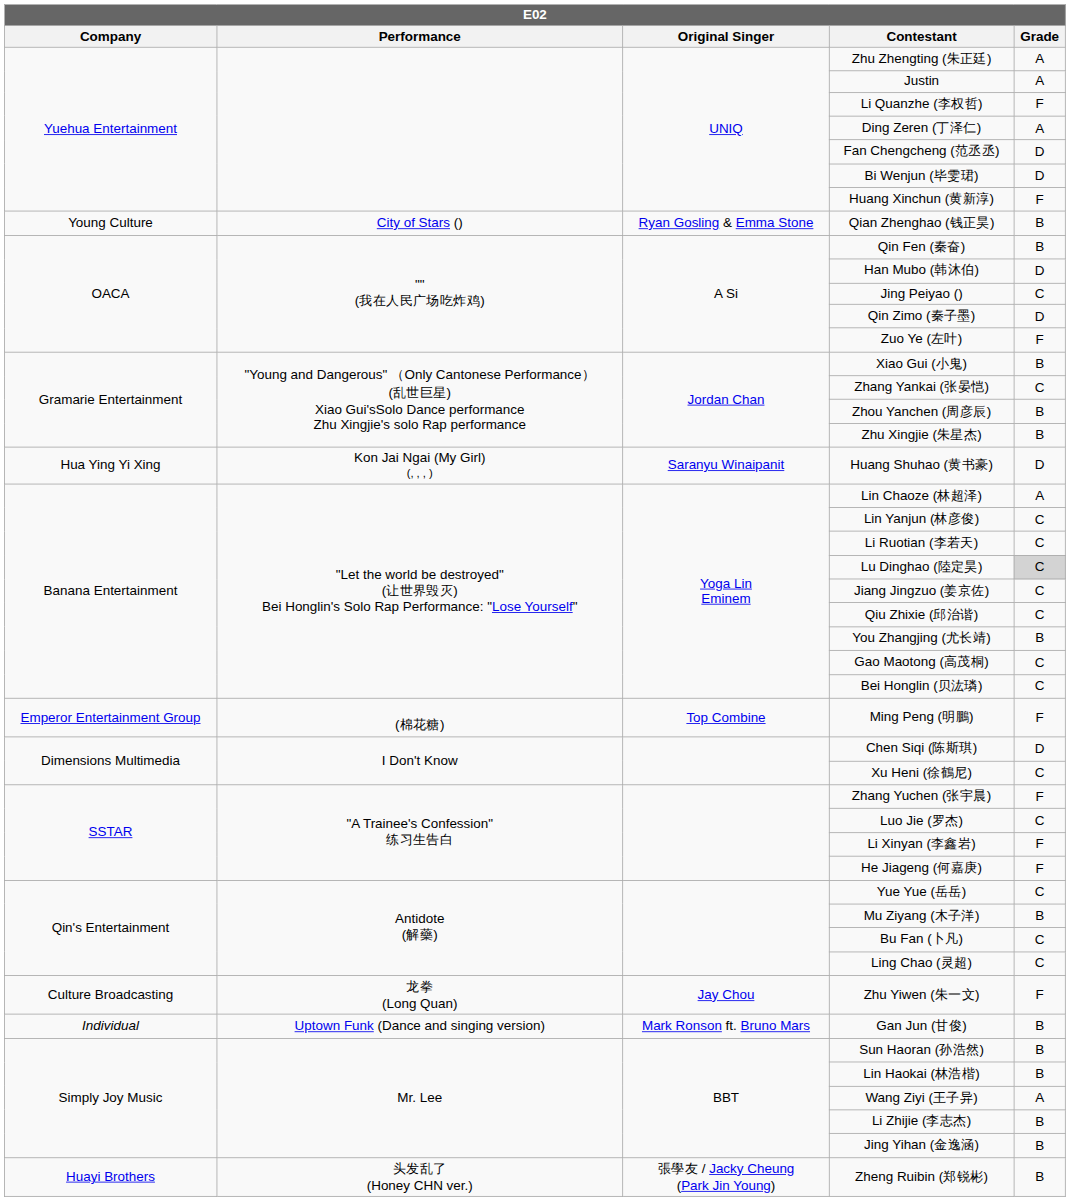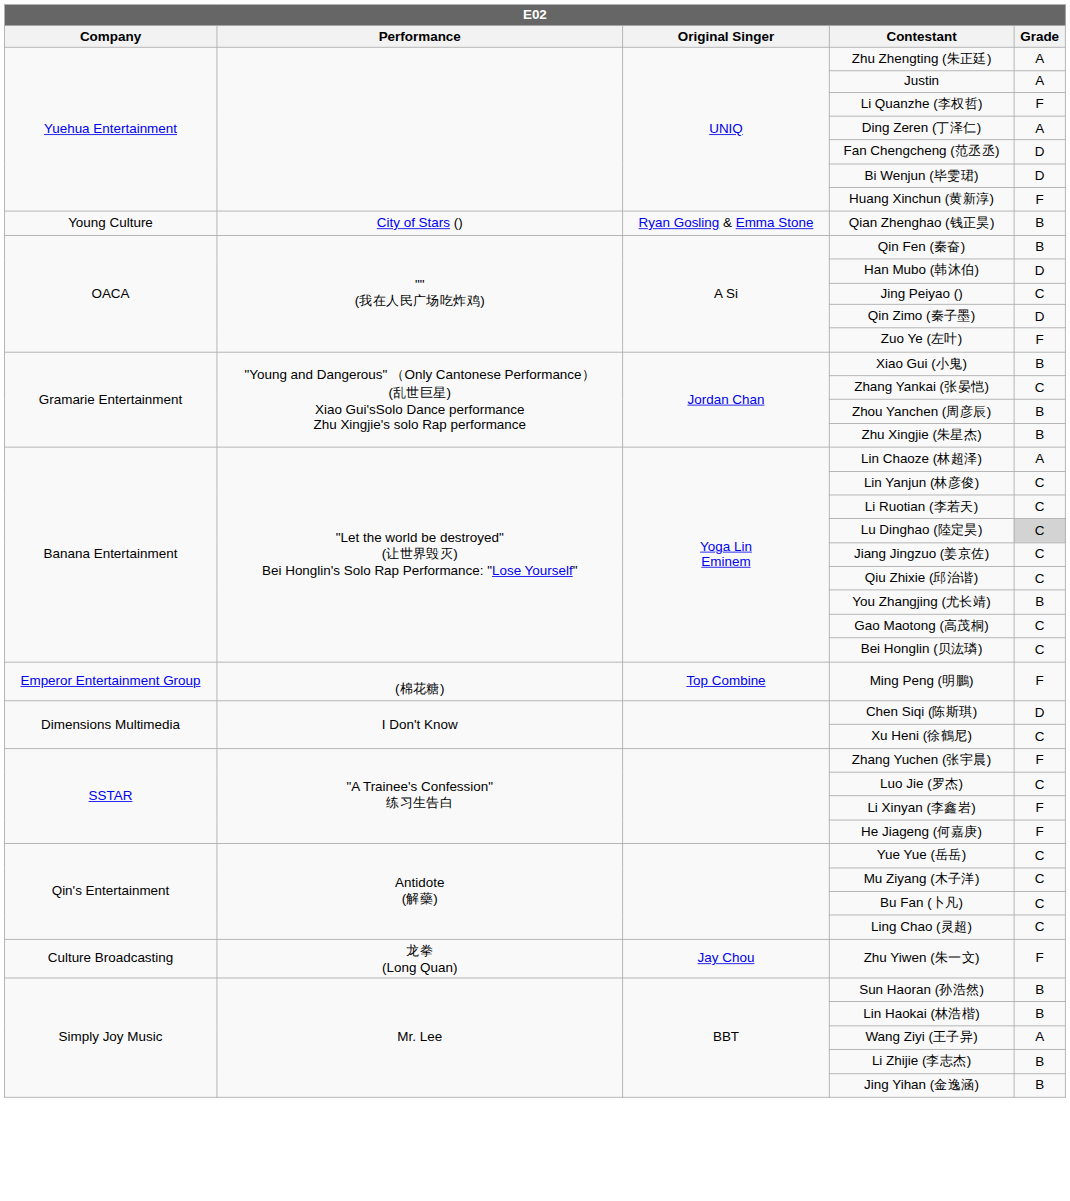- row: (922, 465)
(1040, 915) B -> (1040, 879) C
- row: (922, 1025)
- row: (922, 1176)
